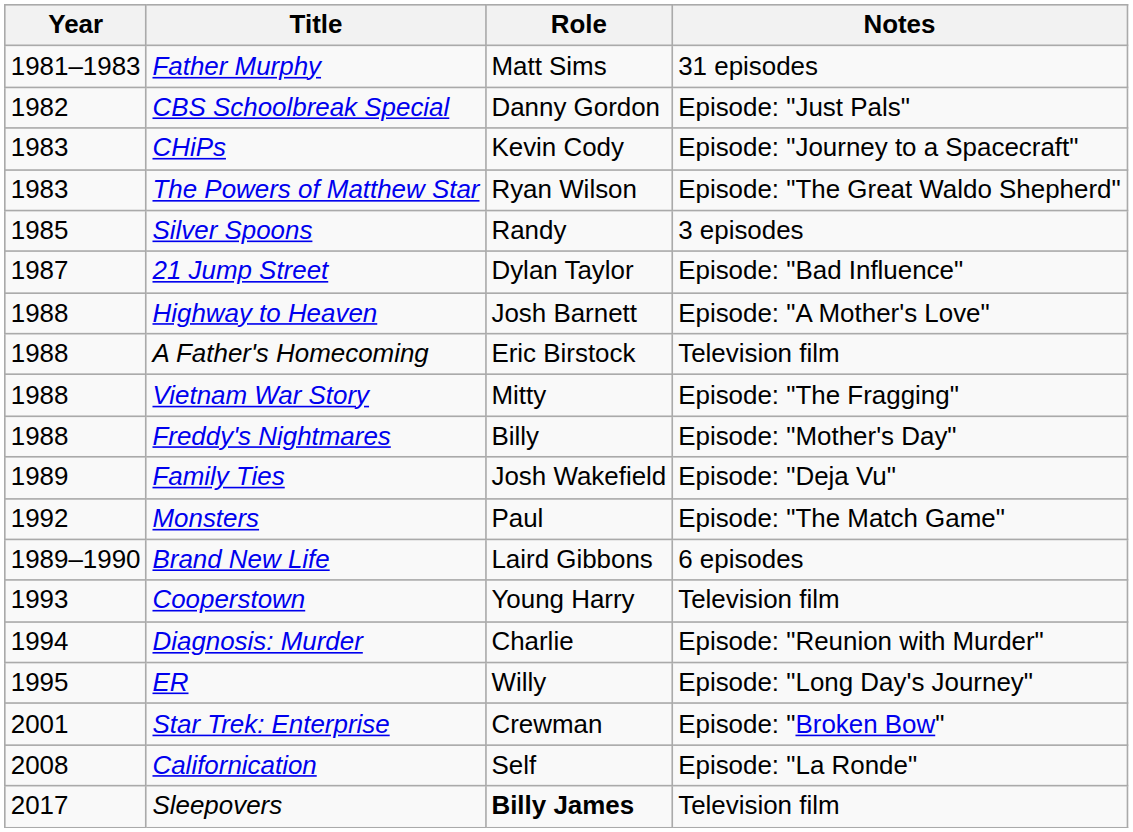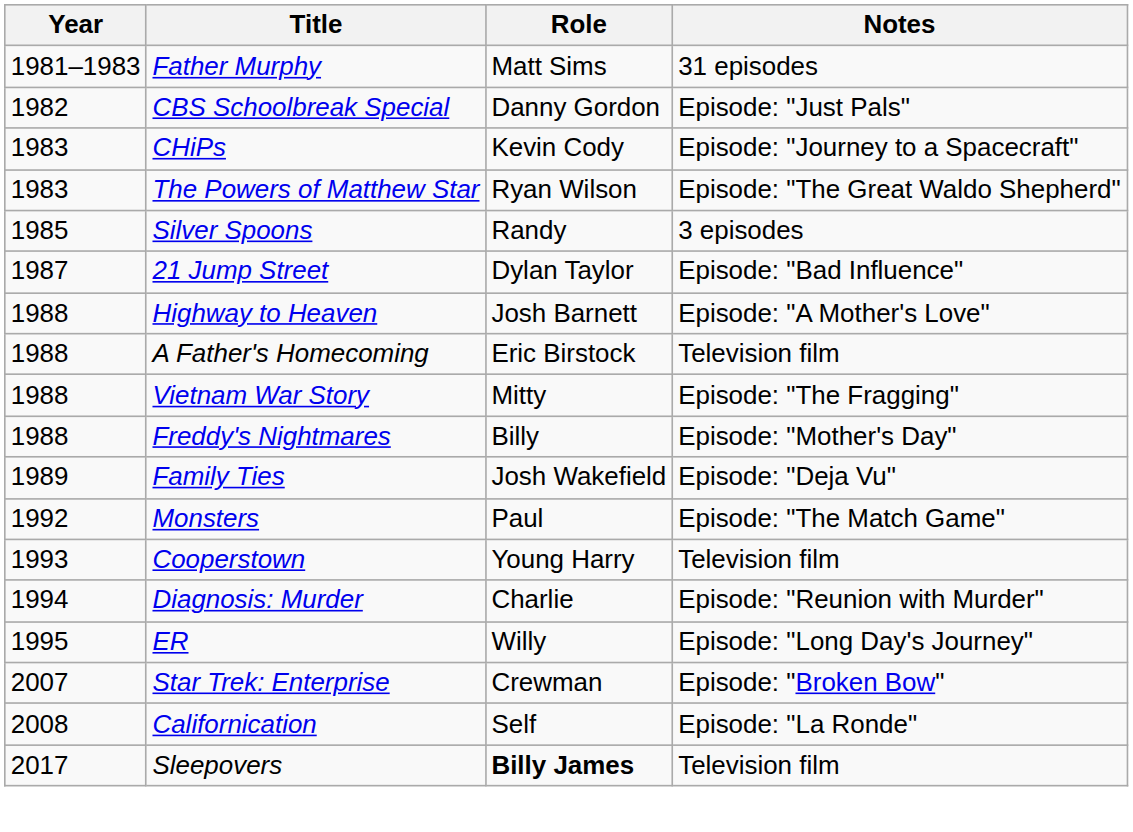- row: (241, 559)
(40, 723) 2001 -> (40, 682) 2007
